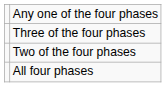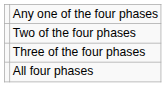rows swapped: (74, 52) <-> (79, 33)
